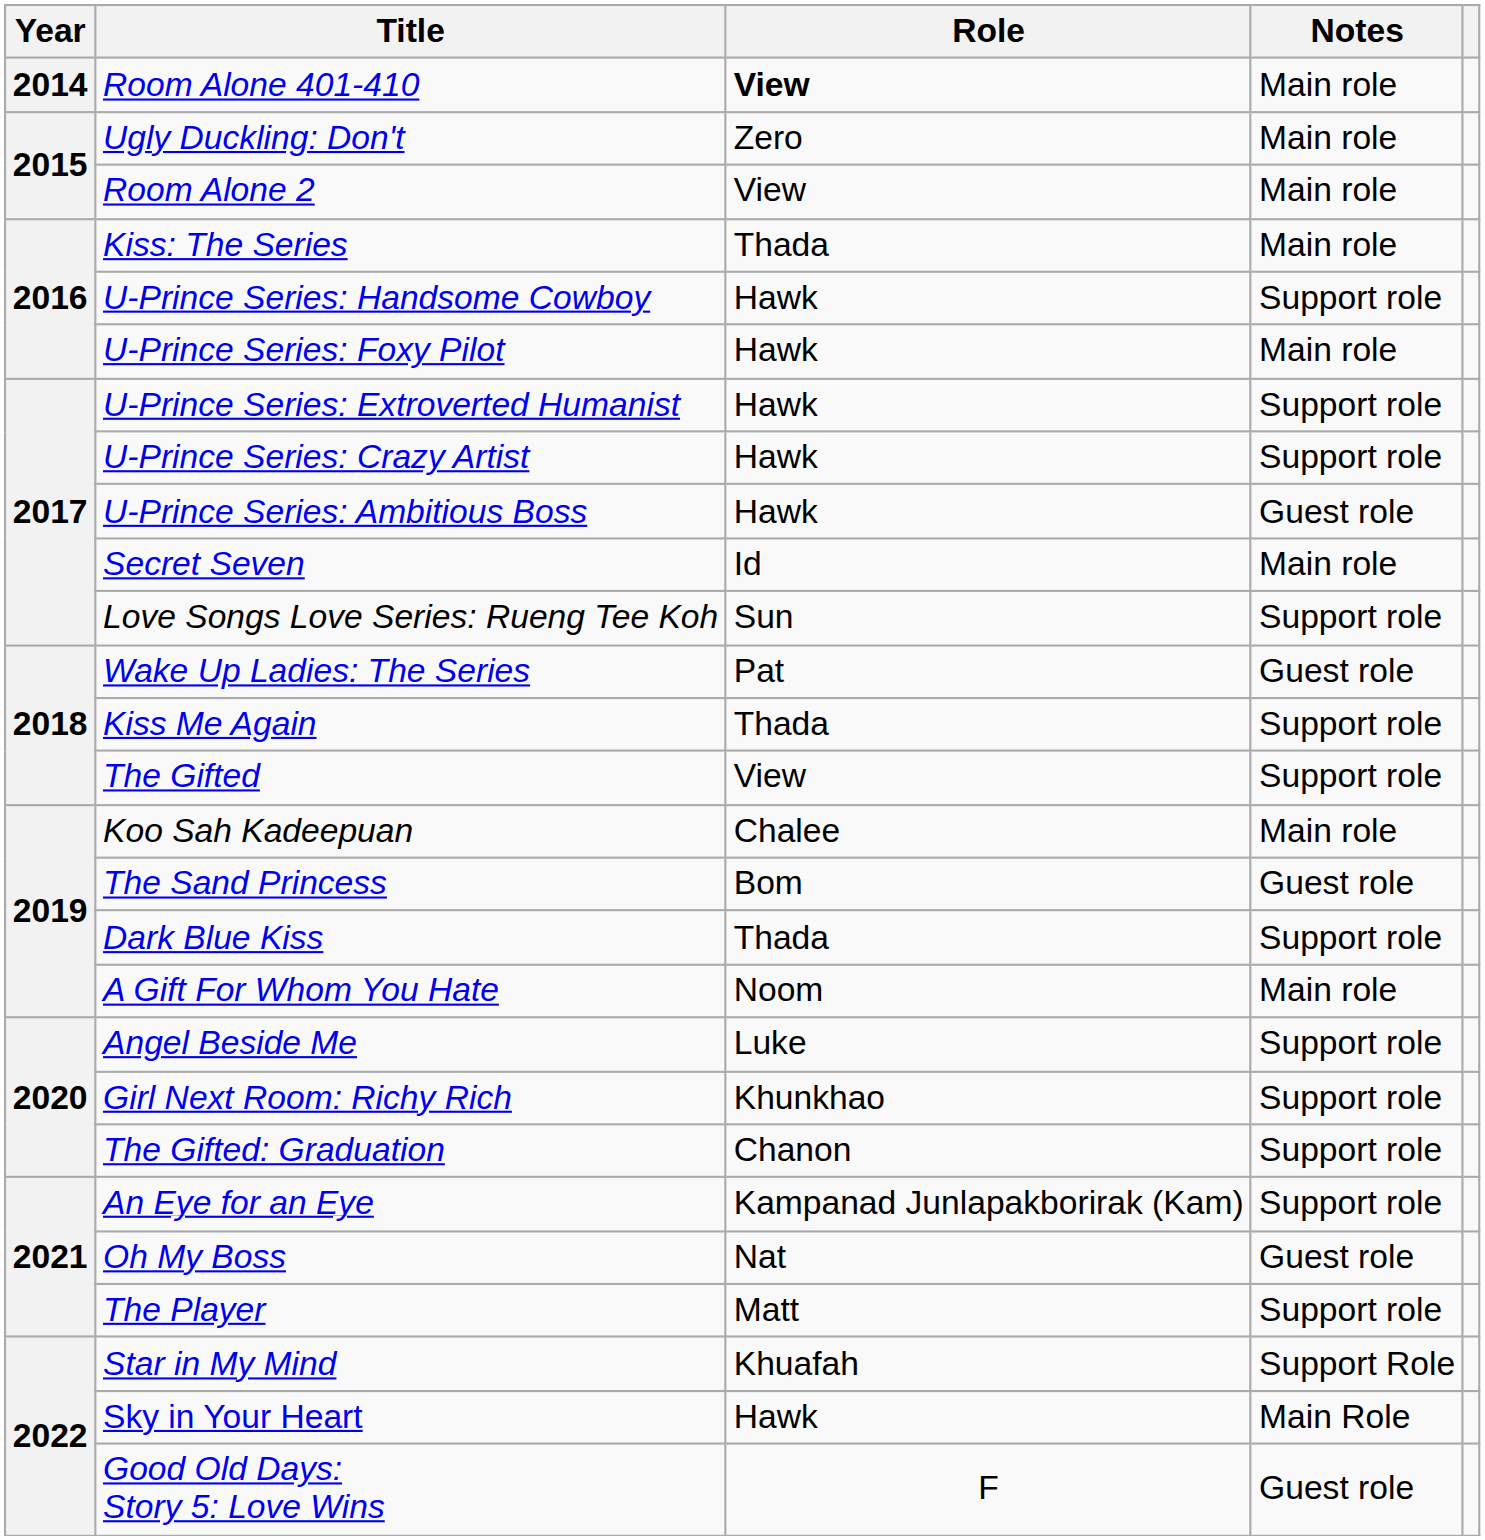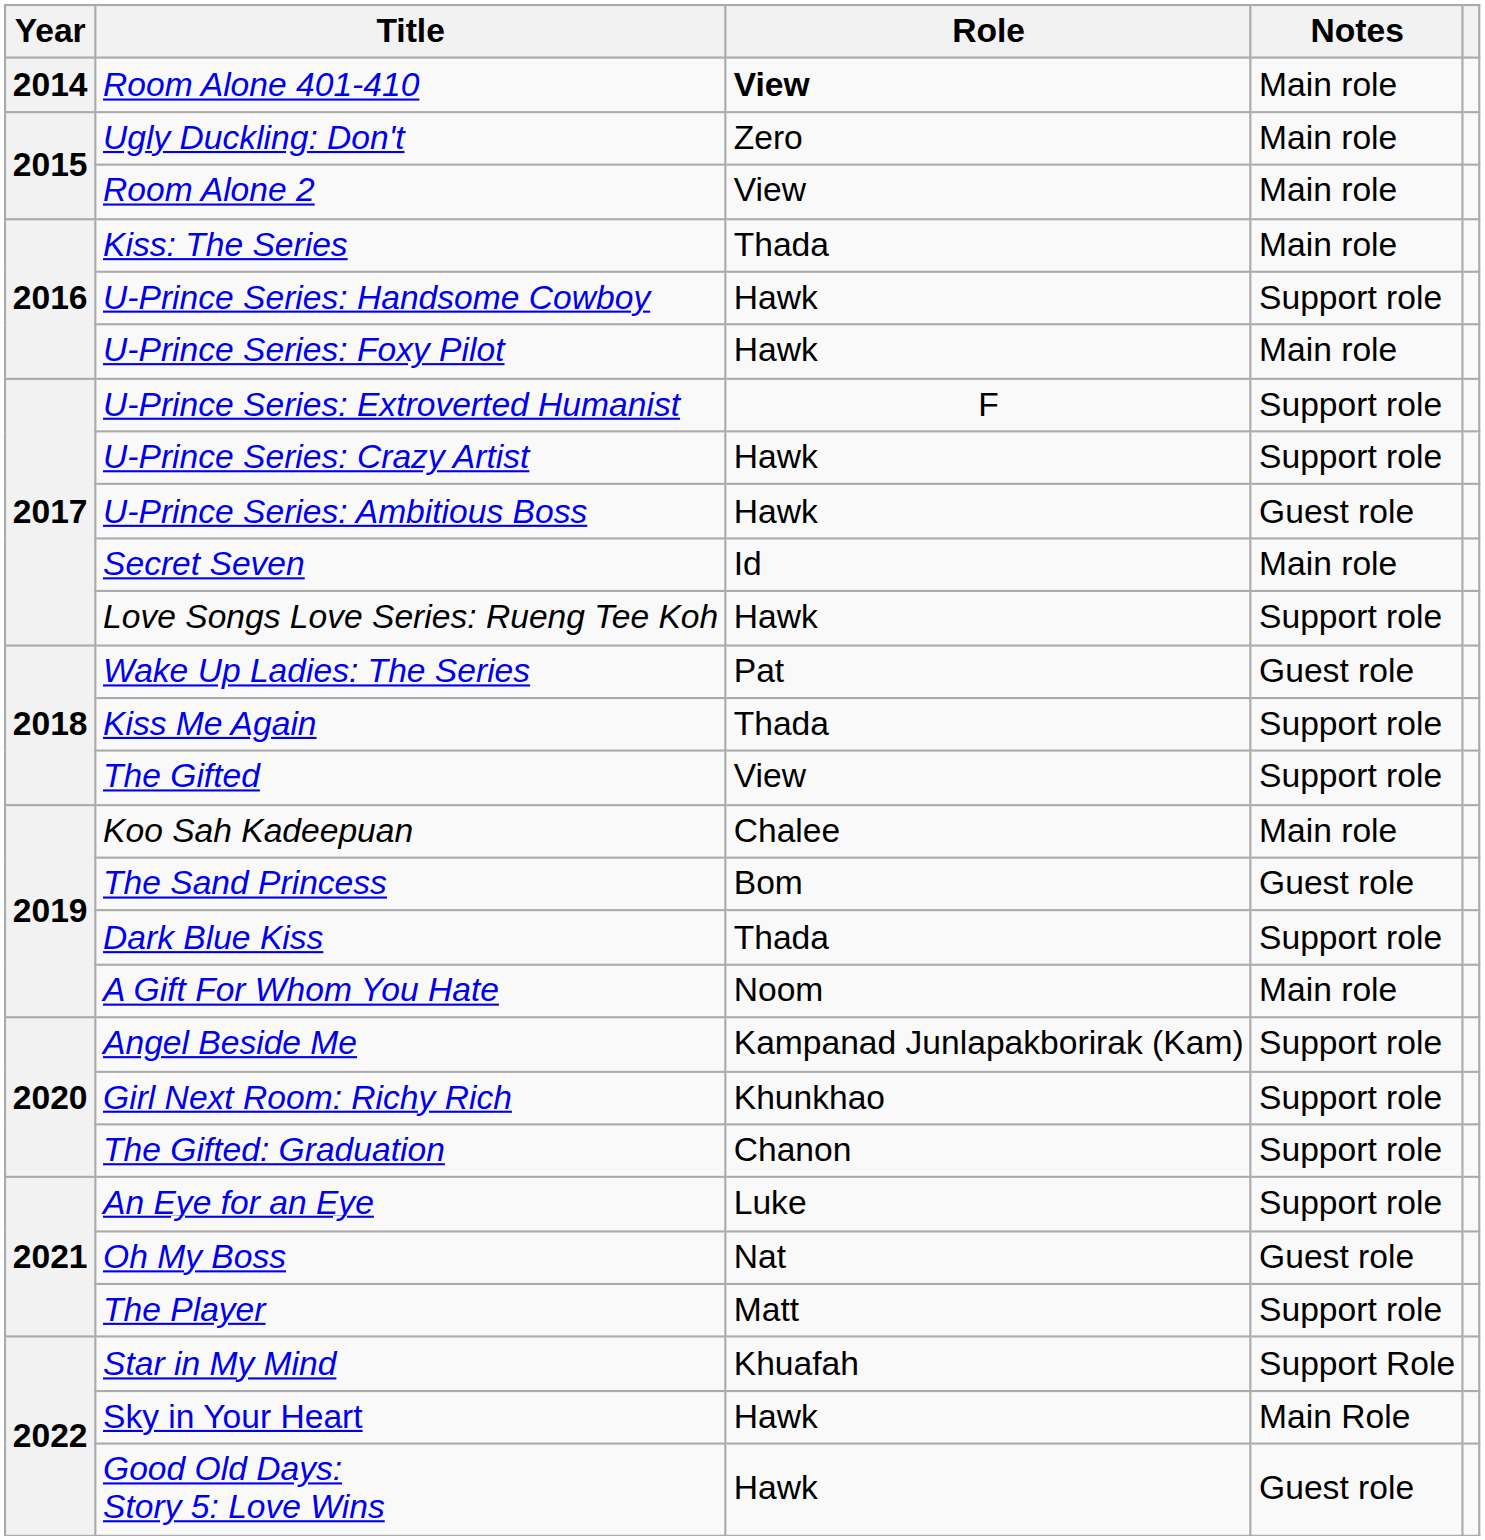(776, 404) Hawk -> (989, 404) F
(764, 617) Sun -> (776, 617) Hawk
(770, 1043) Luke -> (989, 1043) Kampanad Junlapakborirak (Kam)
(989, 1203) Kampanad Junlapakborirak (Kam) -> (770, 1203) Luke
(989, 1488) F -> (776, 1488) Hawk
